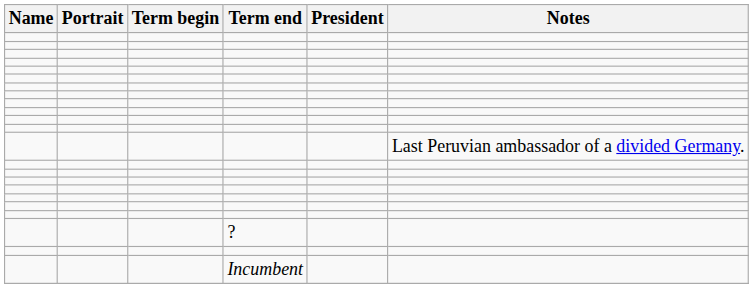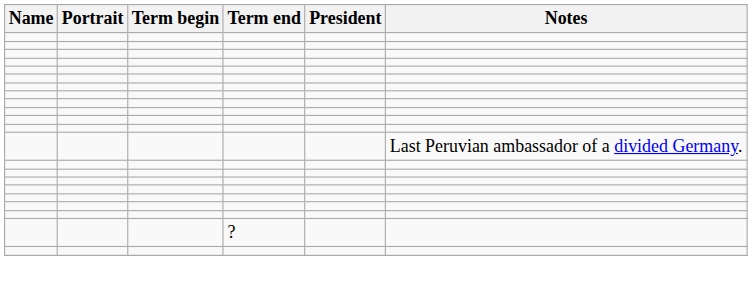- row: (31, 269)
